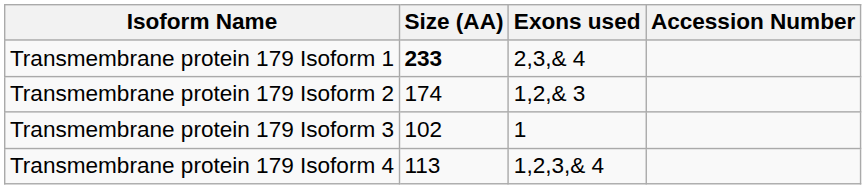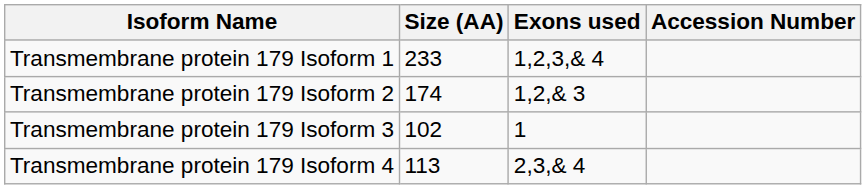(423, 58) bold -> (423, 58) normal
(550, 58) 2,3,& 4 -> (559, 58) 1,2,3,& 4
(559, 165) 1,2,3,& 4 -> (550, 165) 2,3,& 4
